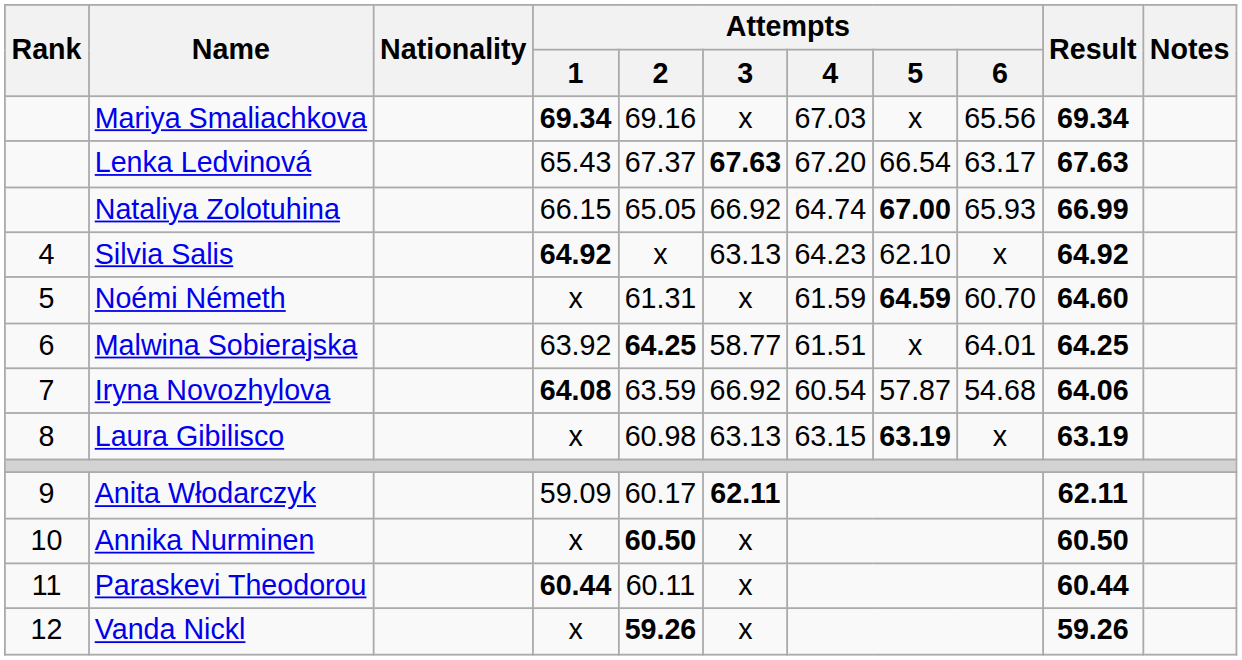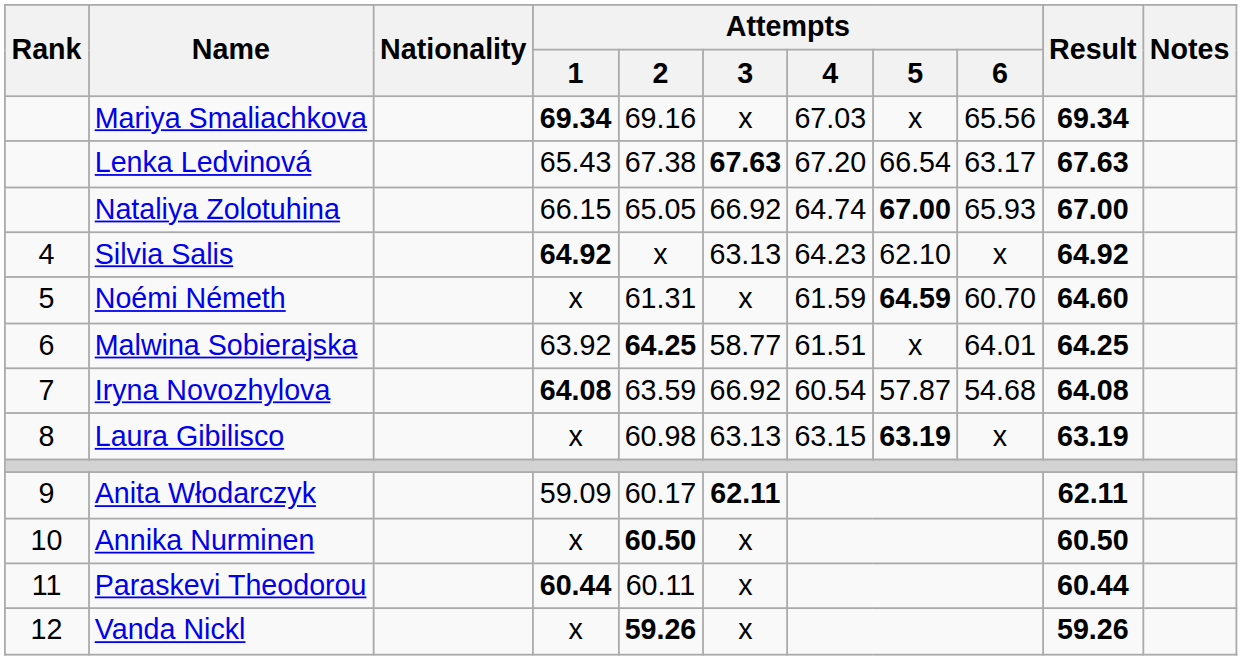(660, 163) 67.37 -> (660, 163) 67.38
(1093, 208) 66.99 -> (1093, 208) 67.00
(1093, 390) 64.06 -> (1093, 390) 64.08
